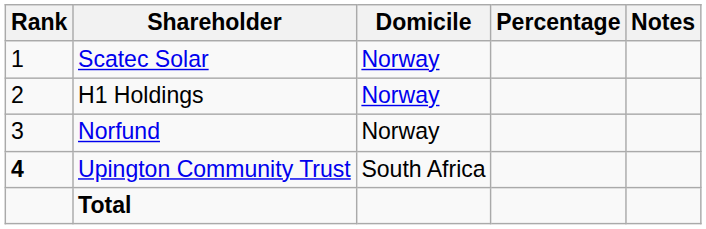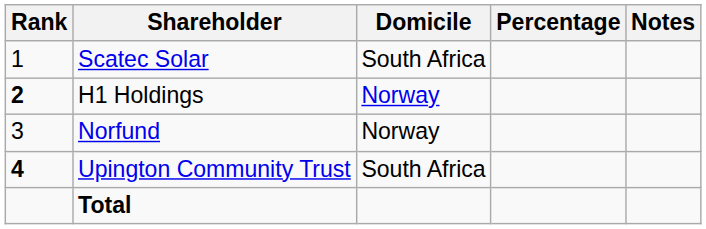(400, 59) Norway -> (424, 59) South Africa
(17, 95) normal -> (17, 95) bold
